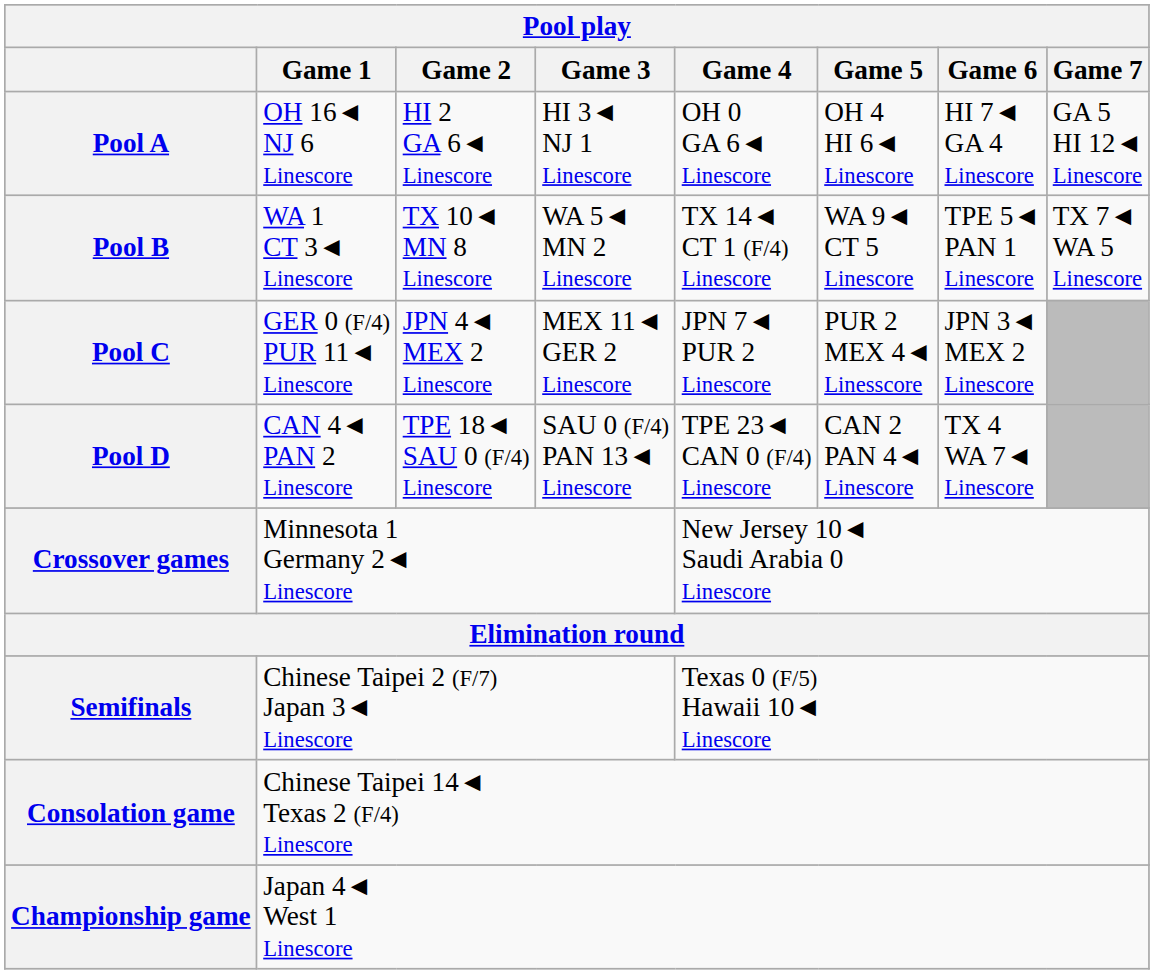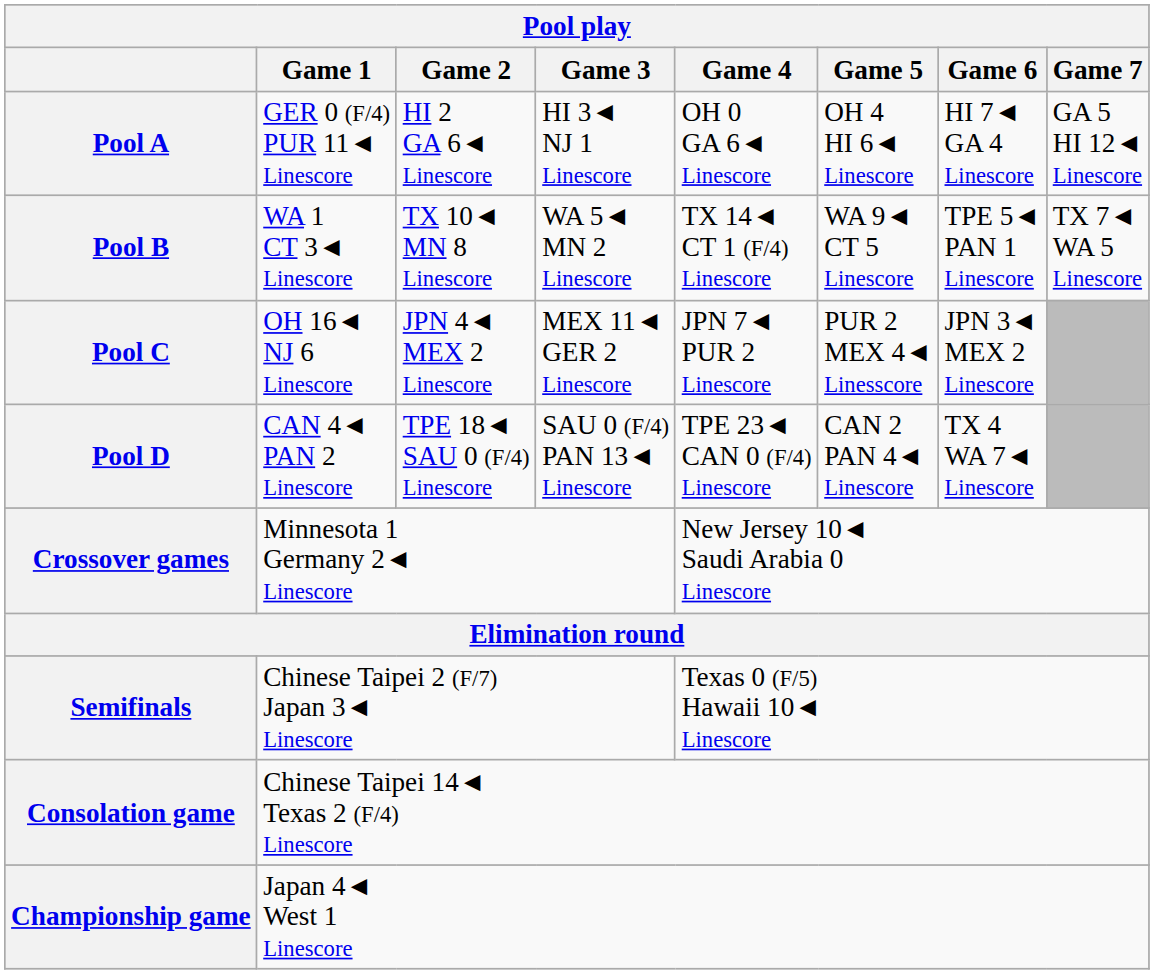(313, 142) OH 16◄ NJ 6 Linescore -> (327, 142) GER 0 (F/4) PUR 11◄ Linescore
(327, 351) GER 0 (F/4) PUR 11◄ Linescore -> (313, 351) OH 16◄ NJ 6 Linescore
